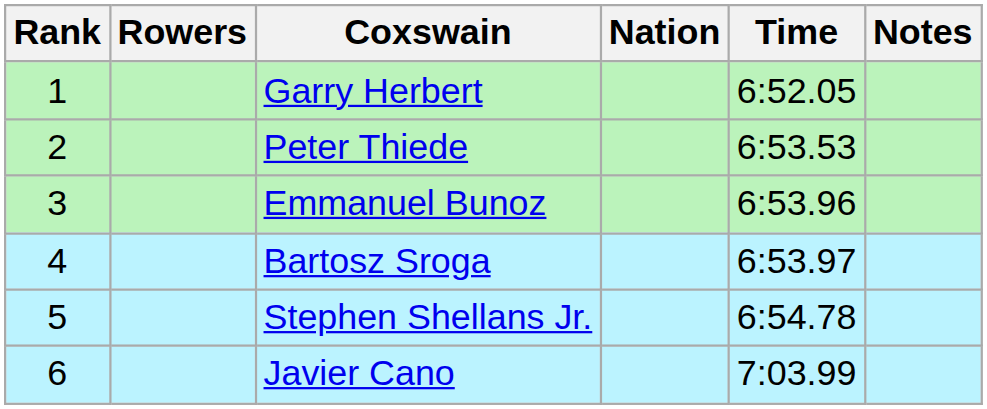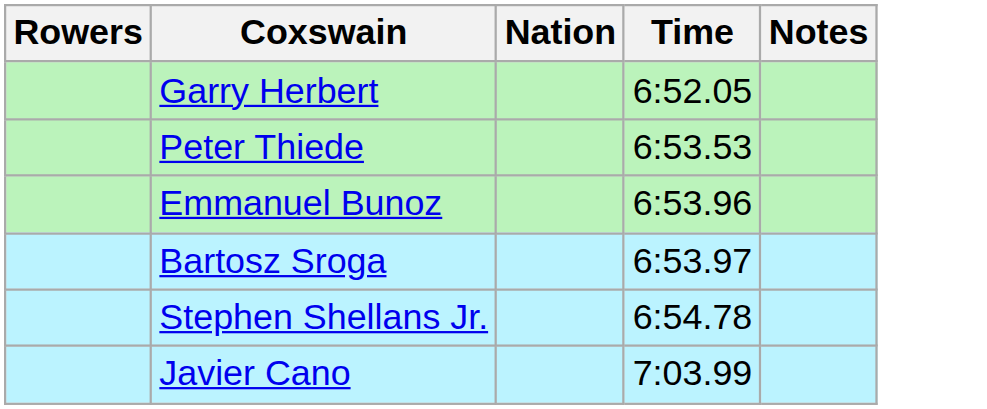- column: (57, 32)
